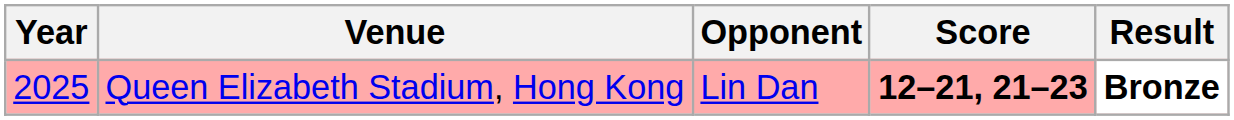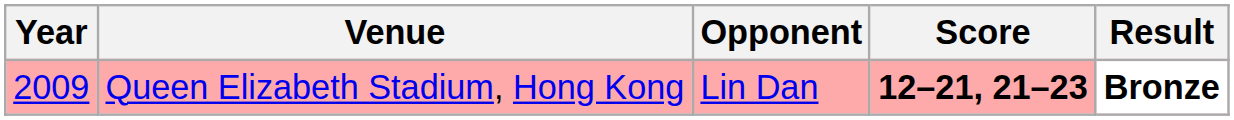(51, 87) 2025 -> (51, 87) 2009
